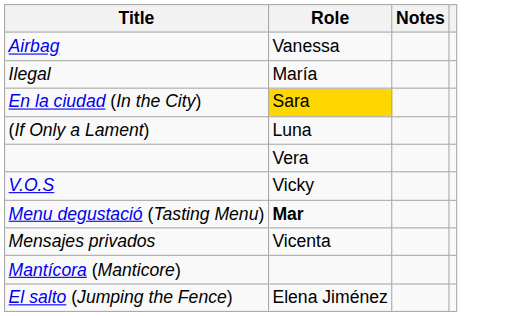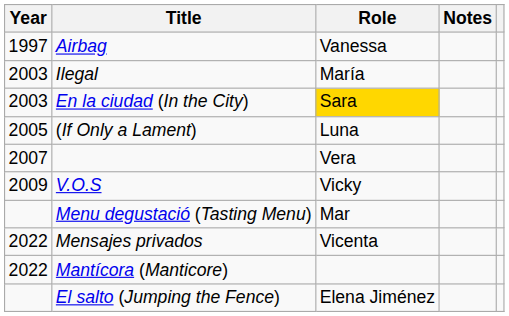+ column: (28, 18)
(288, 213) bold -> (335, 213) normal
